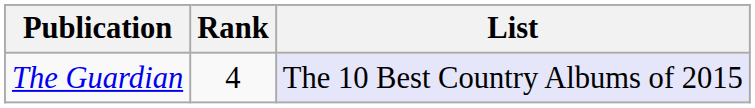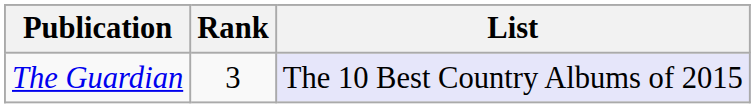(233, 77) 4 -> (233, 77) 3
